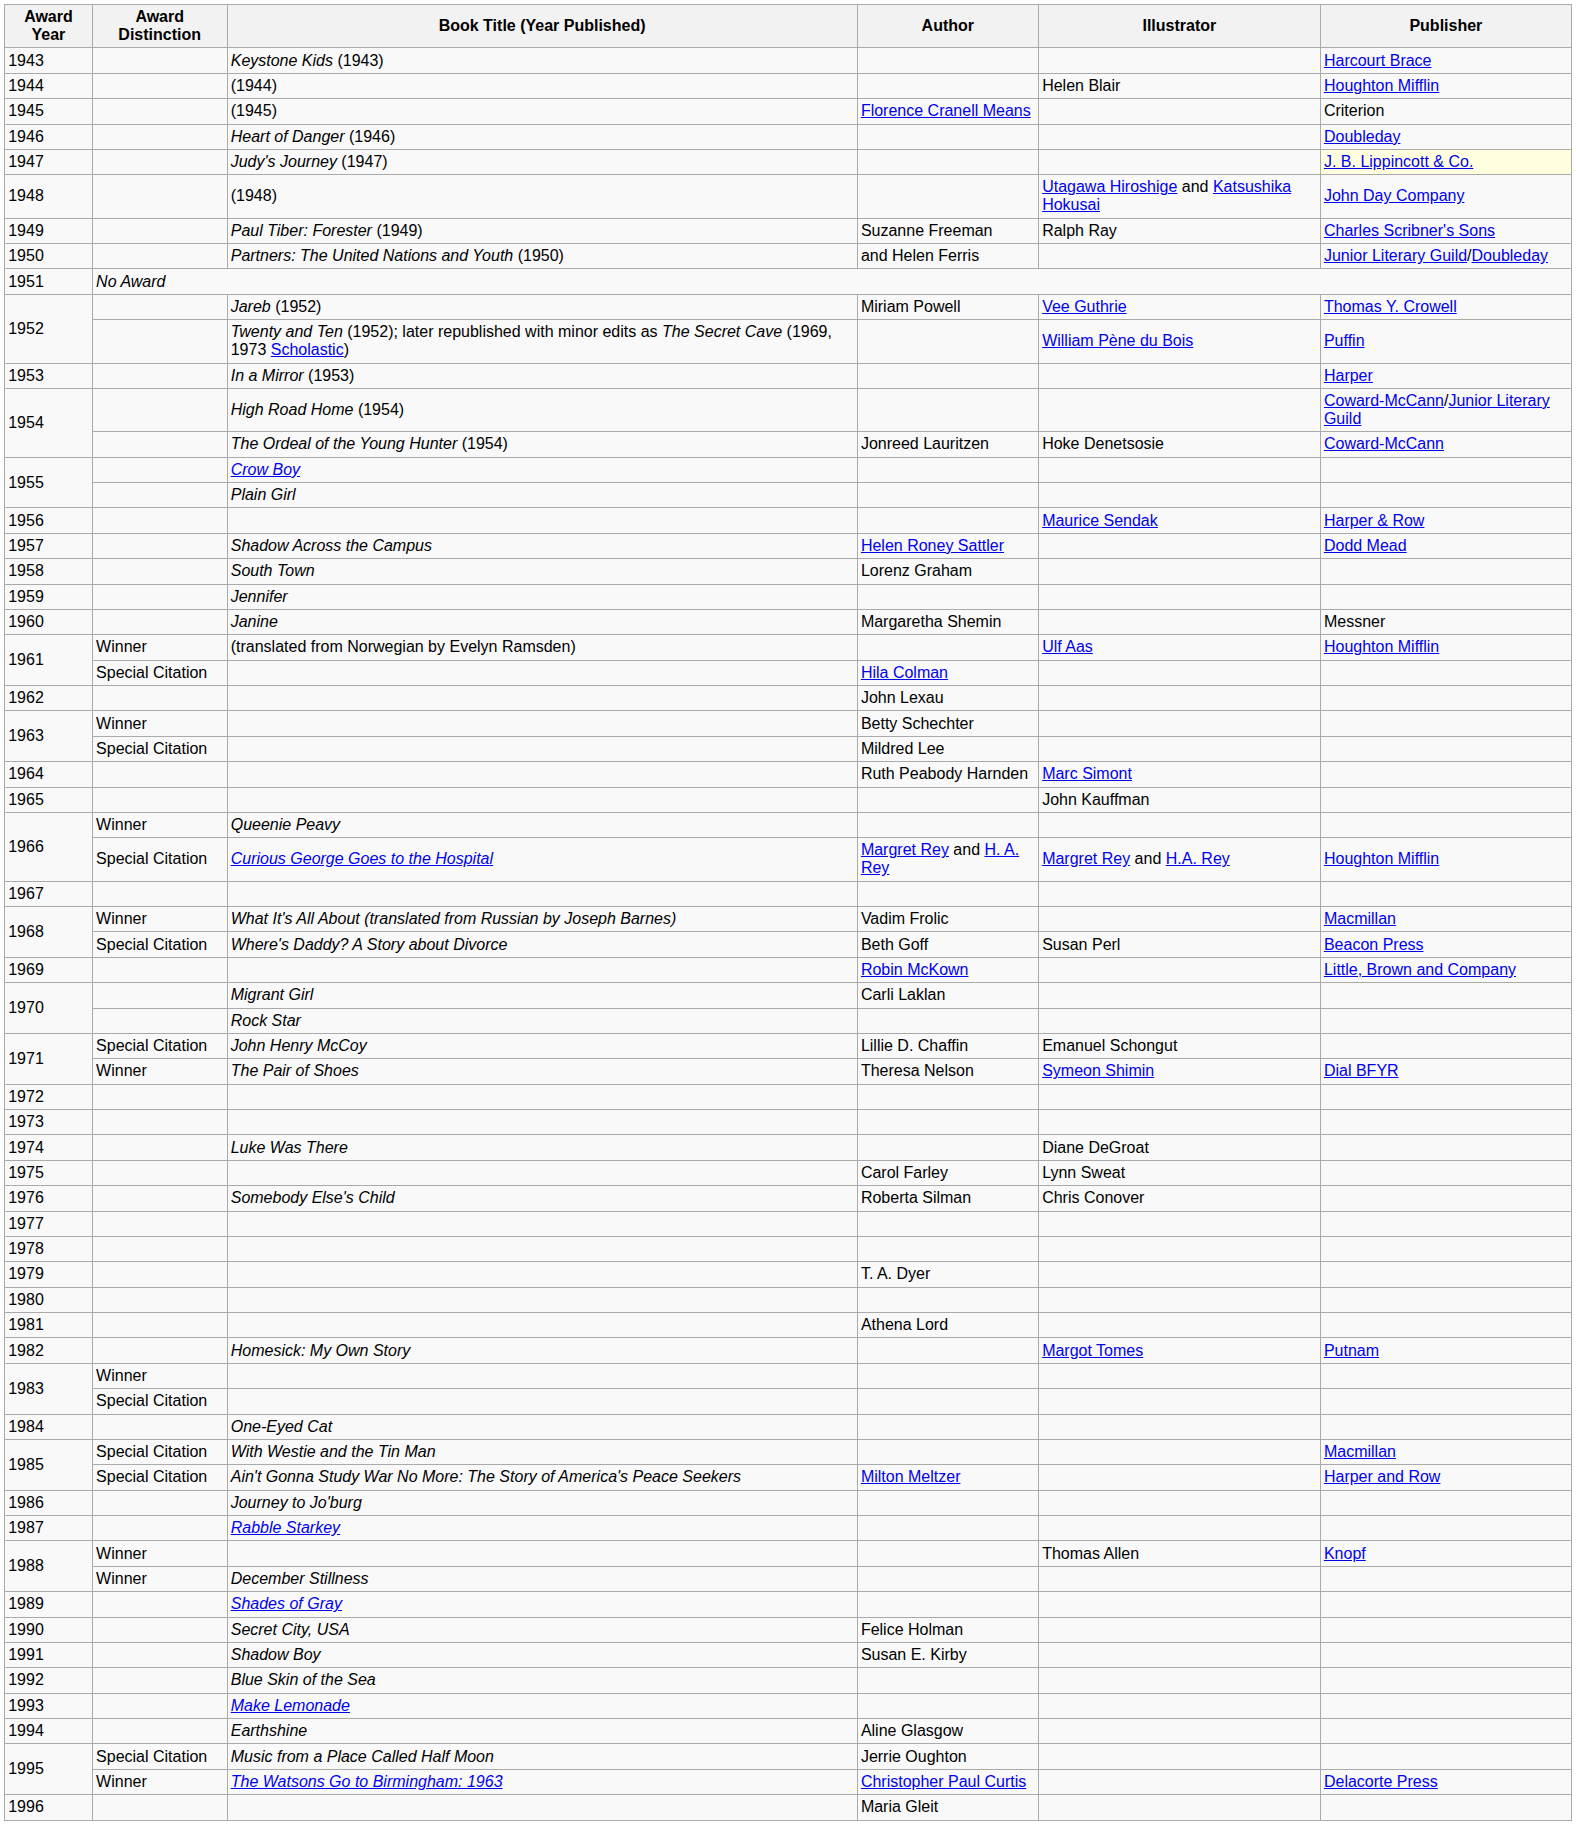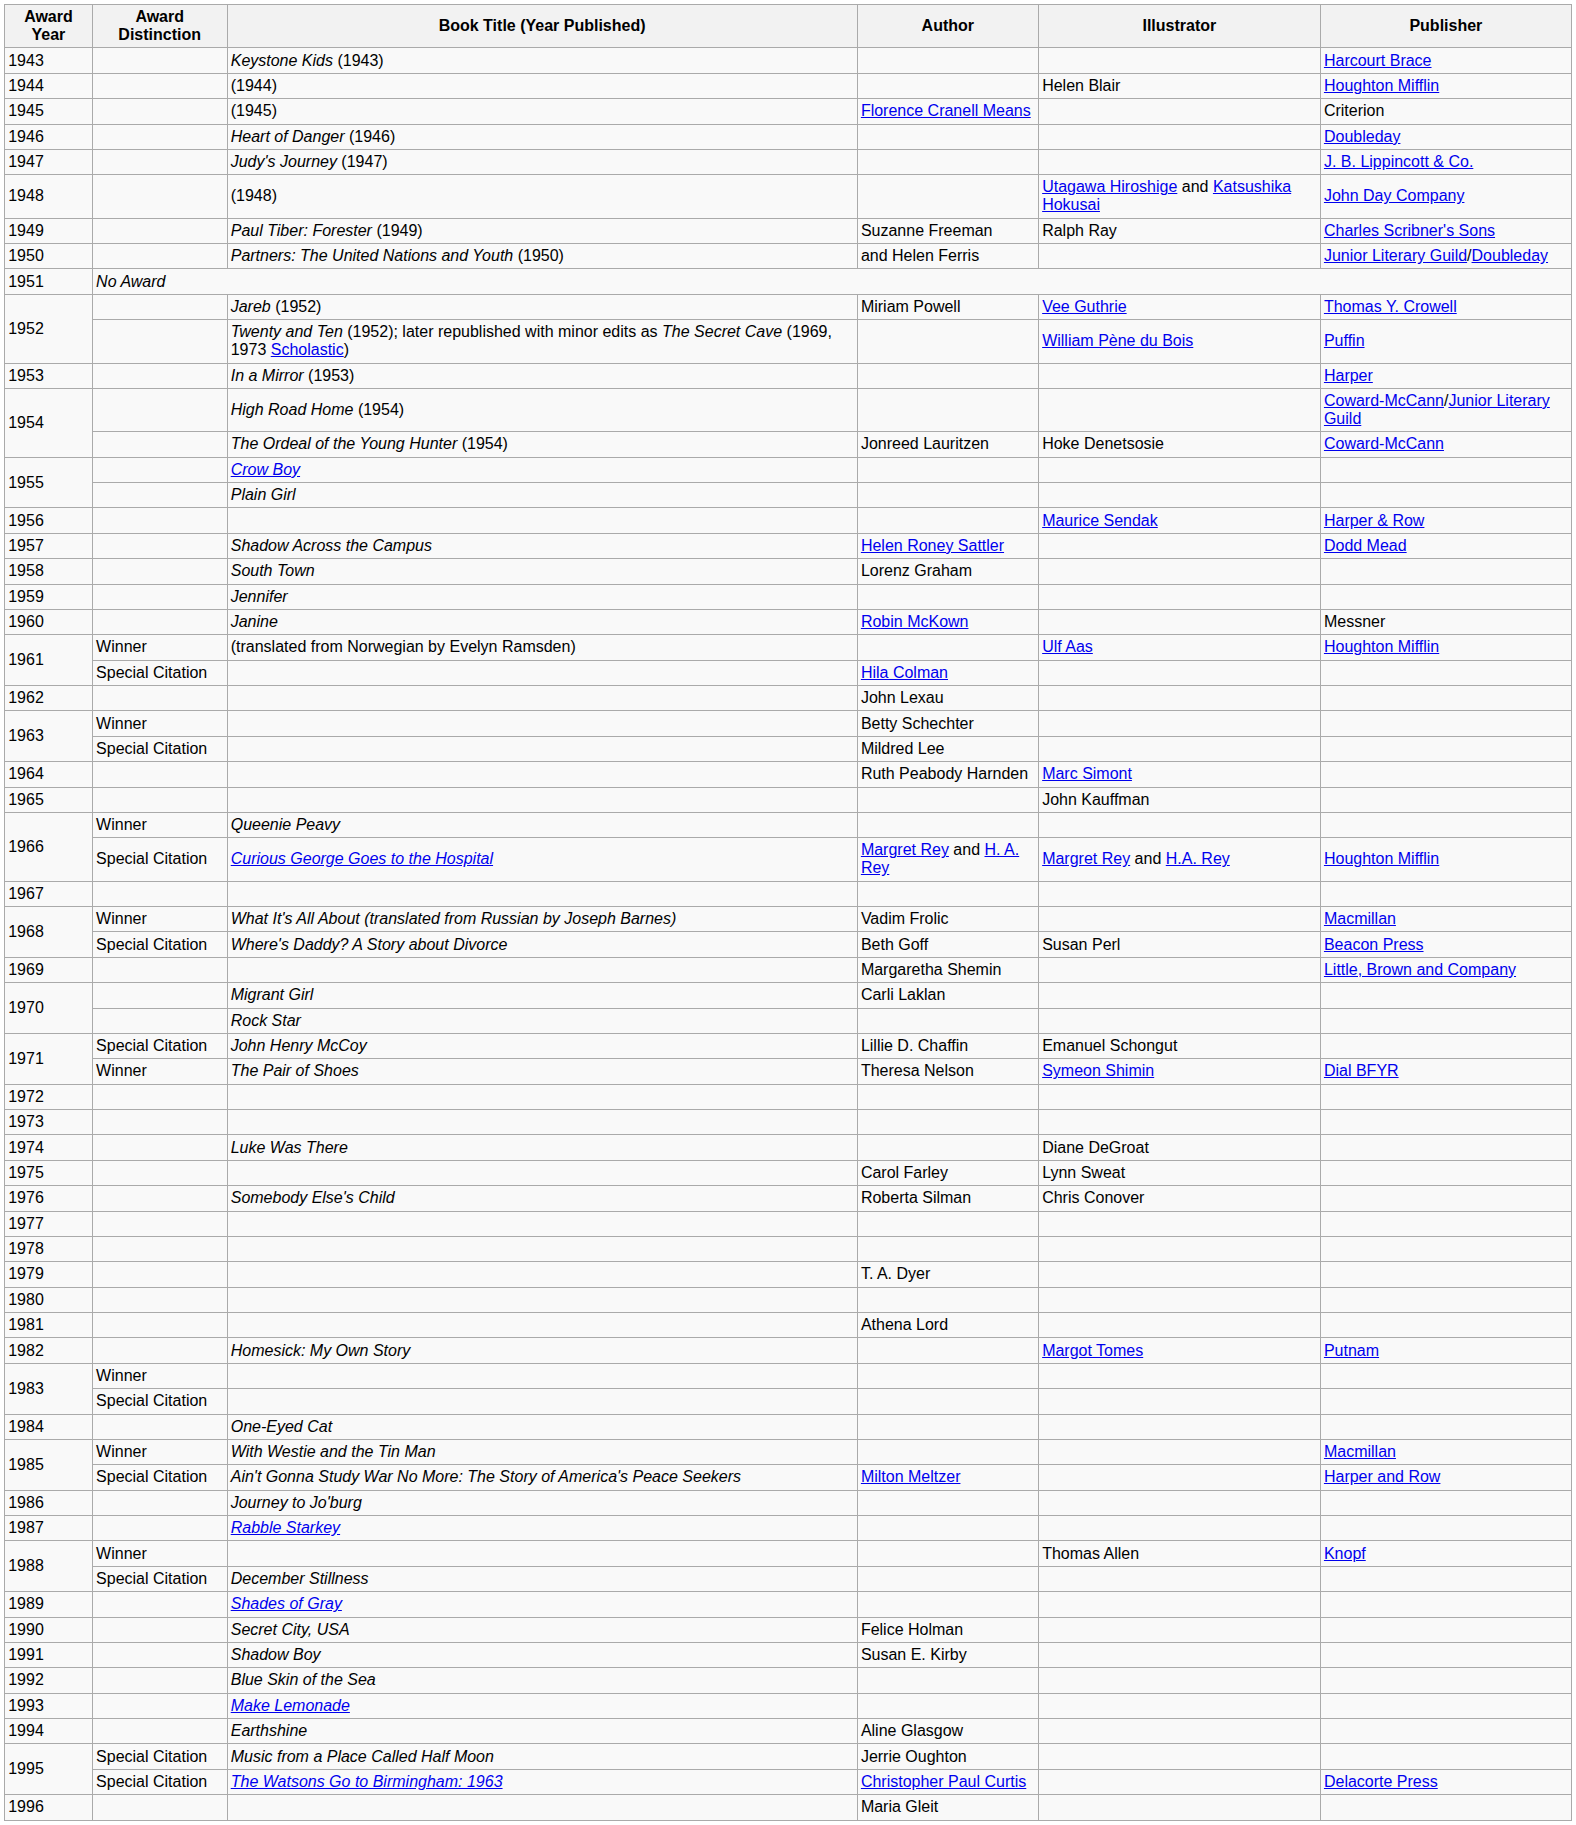(1399, 162) lightyellow background -> (1399, 162) no background
(931, 622) Margaretha Shemin -> (915, 622) Robin McKown
(915, 969) Robin McKown -> (931, 969) Margaretha Shemin
(152, 1452) Special Citation -> (121, 1452) Winner
(121, 1578) Winner -> (152, 1578) Special Citation
(121, 1781) Winner -> (152, 1781) Special Citation
